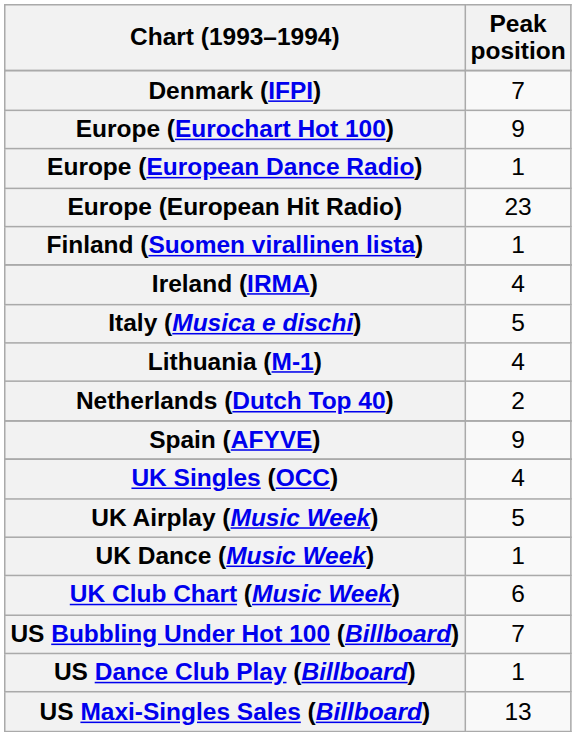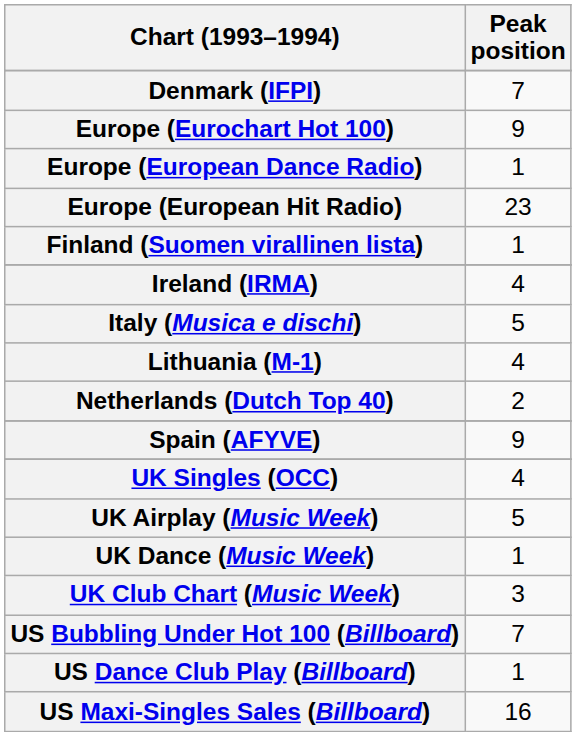(518, 594) 6 -> (518, 594) 3
(518, 711) 13 -> (518, 711) 16
